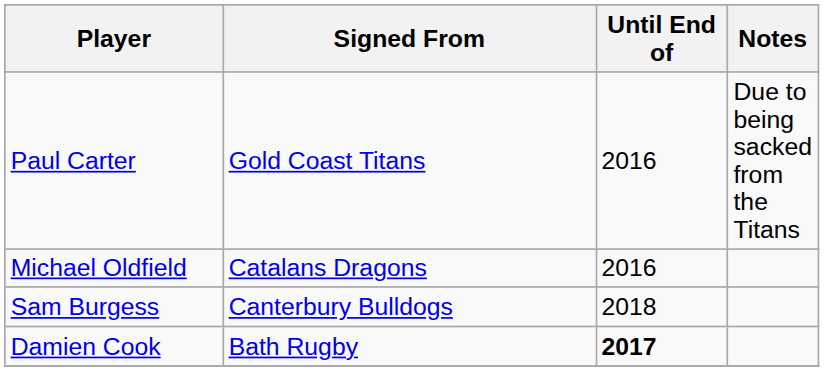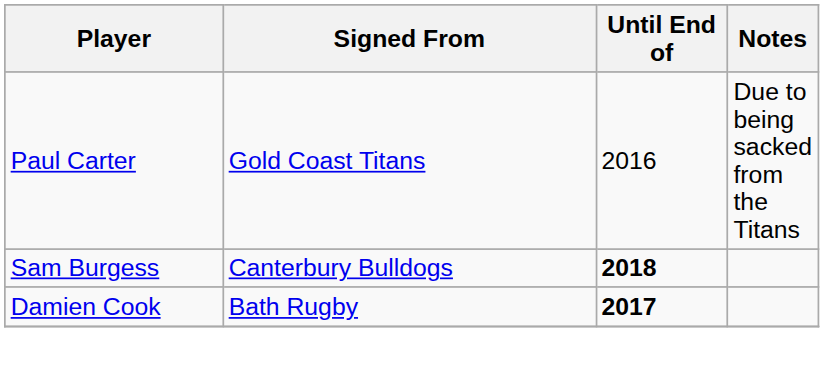- row: (99, 268)
(629, 307) normal -> (629, 268) bold
